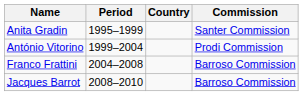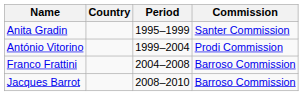columns swapped: (169, 13) <-> (116, 13)
